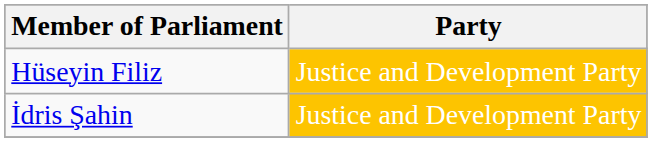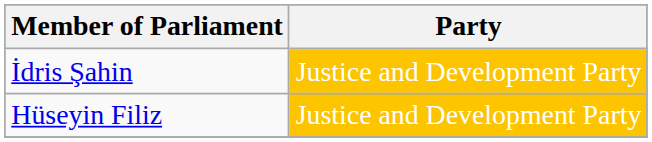rows swapped: (72, 114) <-> (87, 70)
